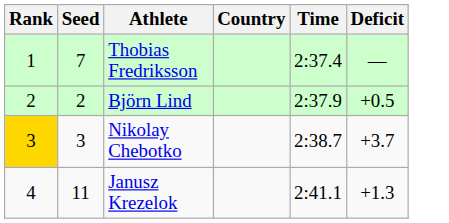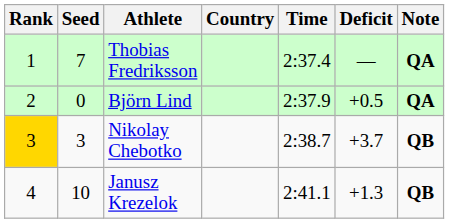+ column: (420, 19)
(81, 100) 2 -> (81, 100) 0
(81, 192) 11 -> (81, 192) 10
